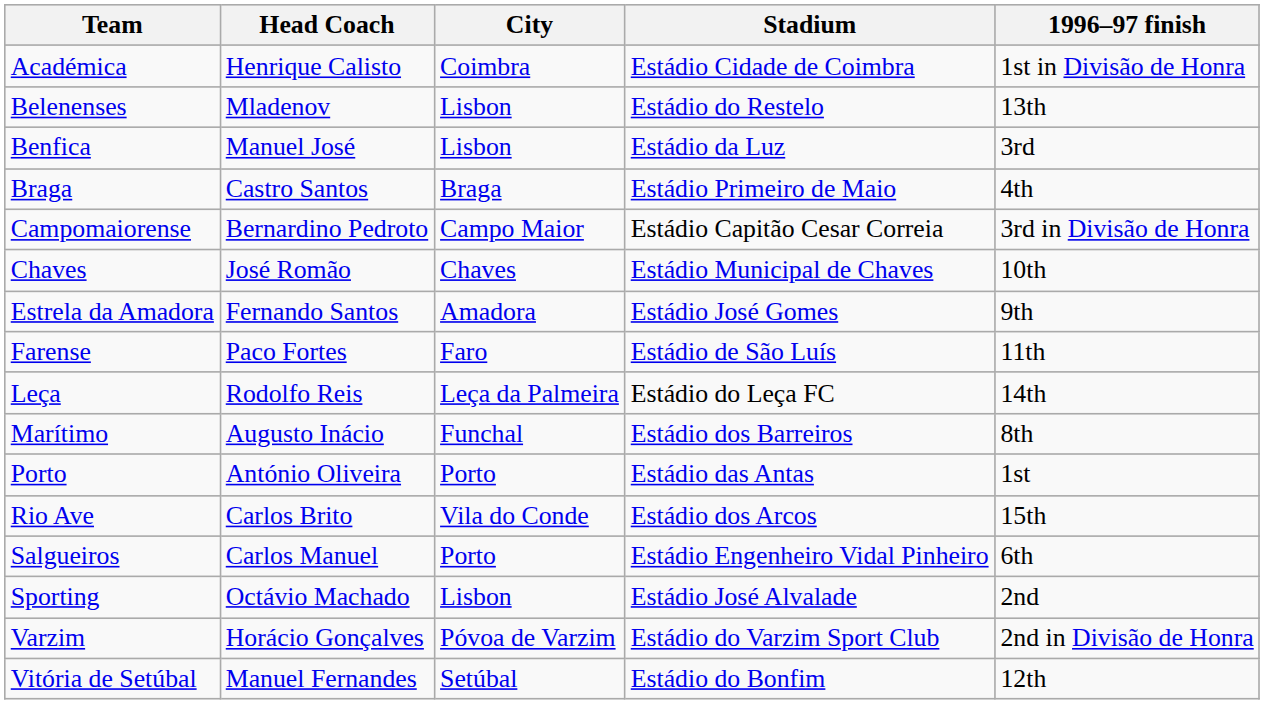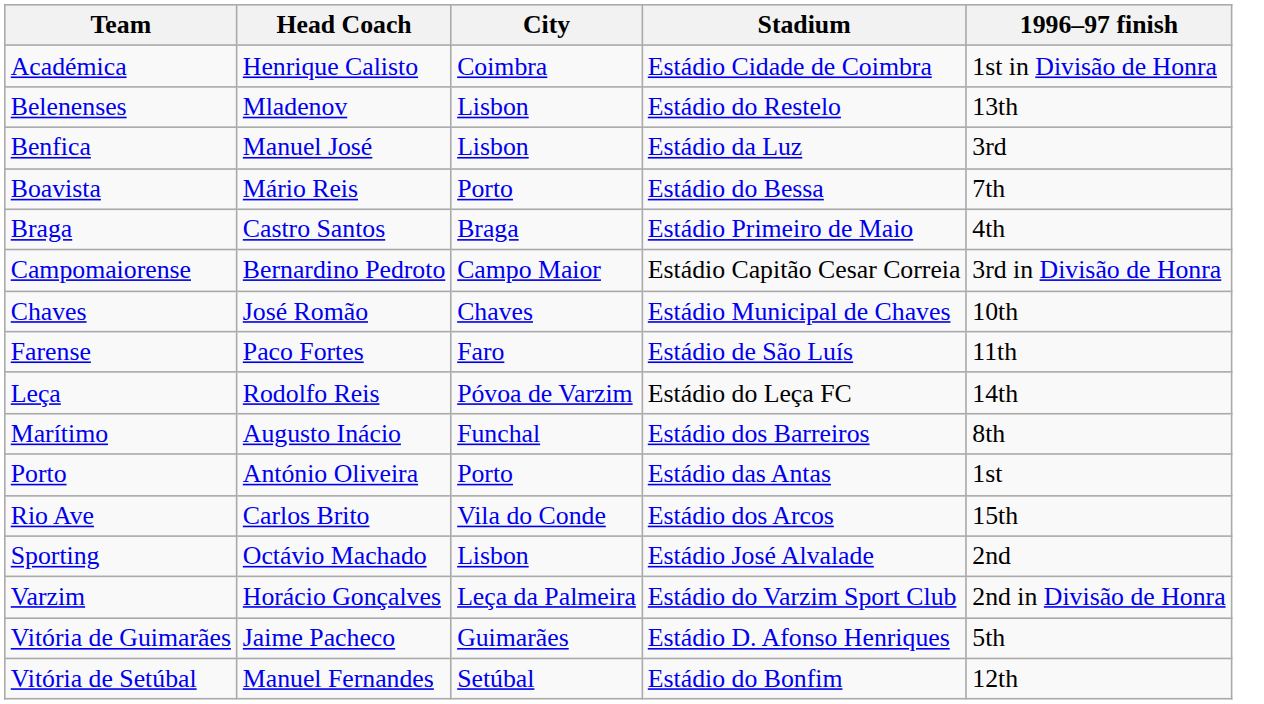+ row: (56, 188)
- row: (112, 310)
(529, 392) Leça da Palmeira -> (545, 392) Póvoa de Varzim
- row: (65, 556)
(528, 637) Póvoa de Varzim -> (547, 596) Leça da Palmeira
+ row: (121, 637)
